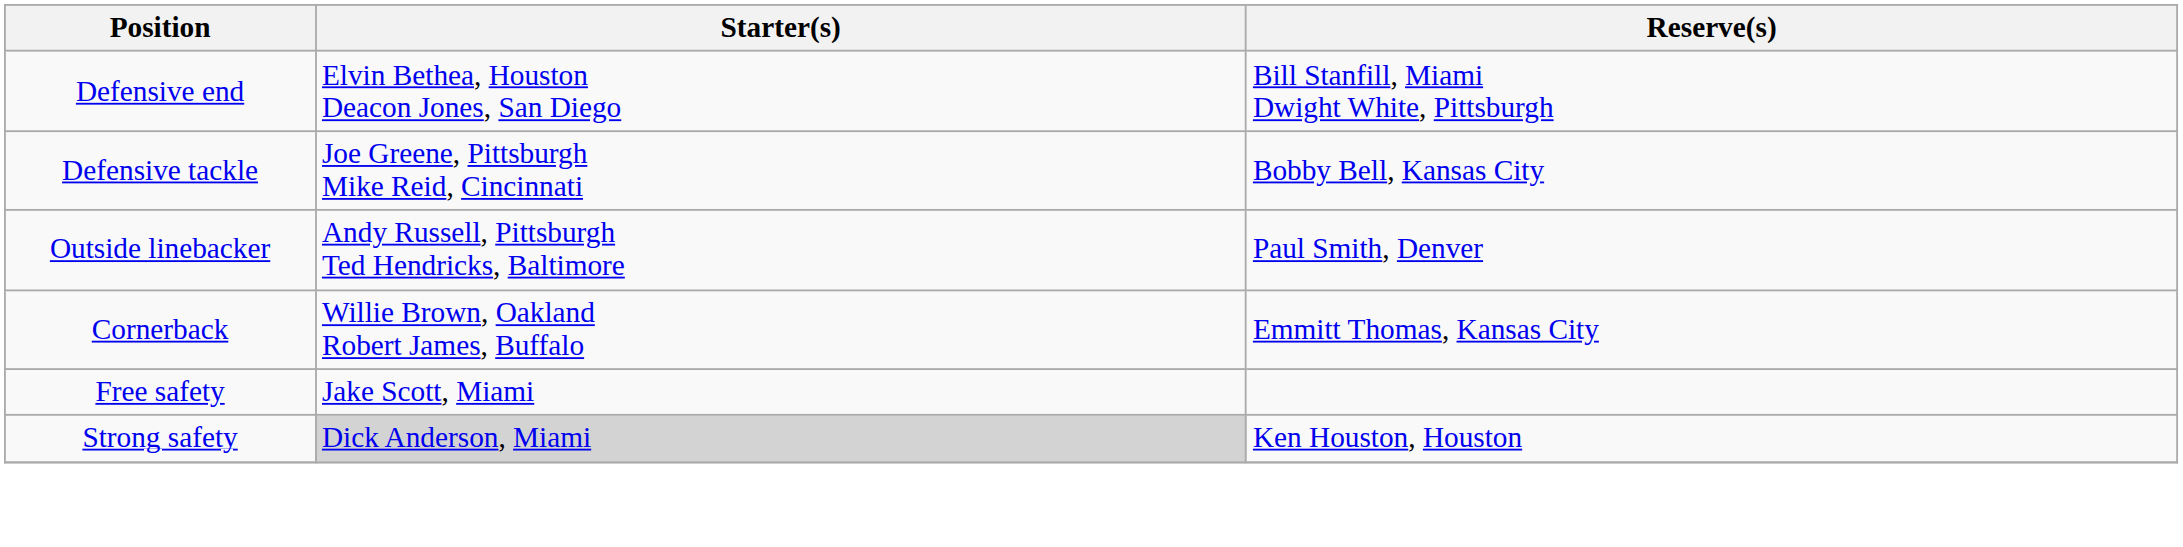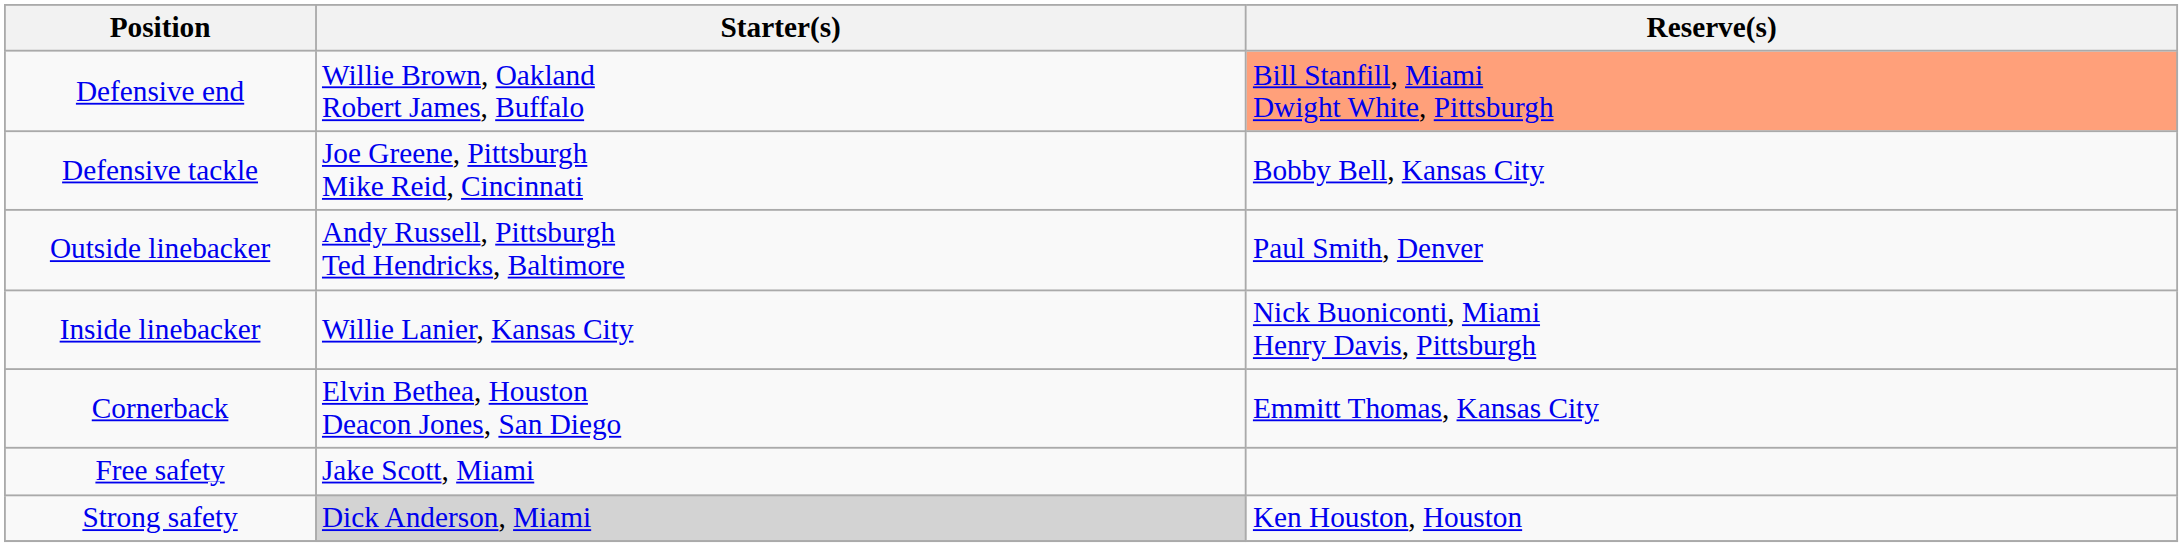(472, 90) Elvin Bethea, Houston Deacon Jones, San Diego -> (458, 90) Willie Brown, Oakland Robert James, Buffalo
(1403, 90) no background -> (1403, 90) lightsalmon background
+ row: (160, 328)
(458, 328) Willie Brown, Oakland Robert James, Buffalo -> (472, 408) Elvin Bethea, Houston Deacon Jones, San Diego
